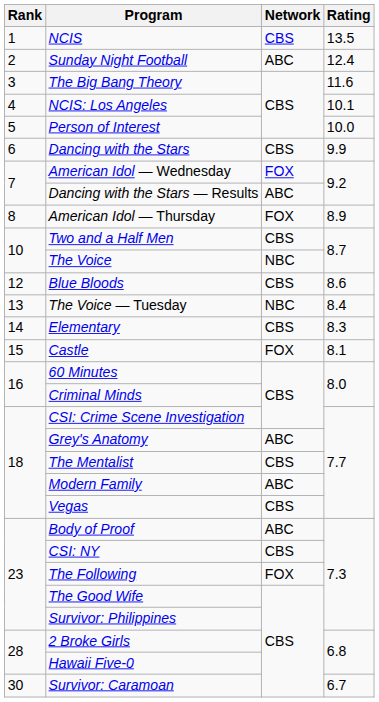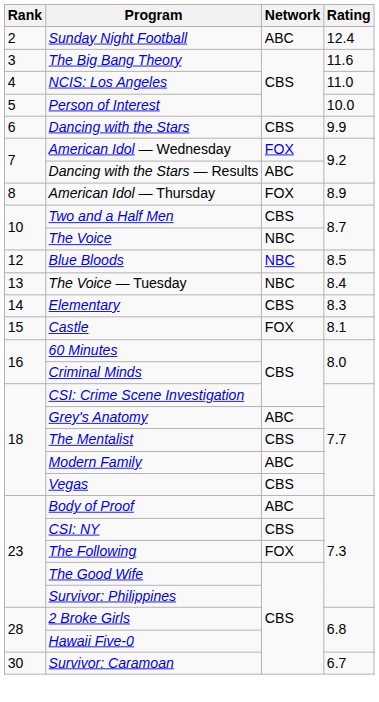- row: (65, 37)
(341, 104) 10.1 -> (340, 82) 11.0
(279, 283) CBS -> (280, 261) NBC
(337, 283) 8.6 -> (337, 261) 8.5
